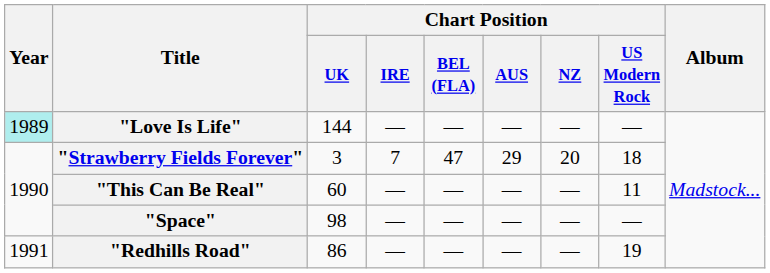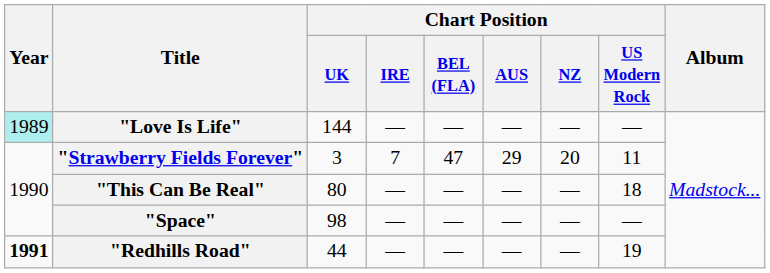(632, 158) 18 -> (632, 158) 11
(337, 189) 60 -> (337, 189) 80
(632, 189) 11 -> (632, 189) 18
(29, 251) normal -> (29, 251) bold
(337, 251) 86 -> (337, 251) 44
